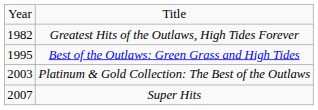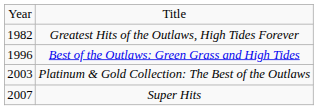(20, 54) 1995 -> (20, 54) 1996
